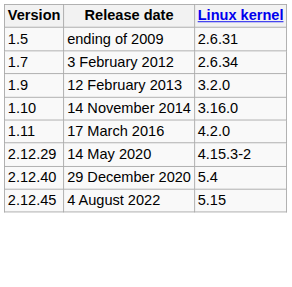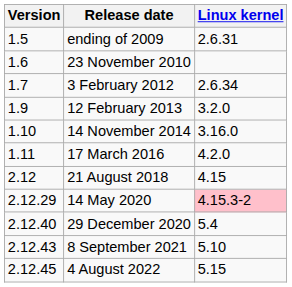+ row: (129, 62)
+ row: (118, 177)
(224, 154) no background -> (224, 200) pink background
+ row: (127, 246)
